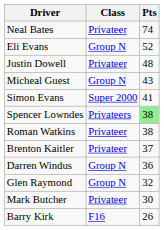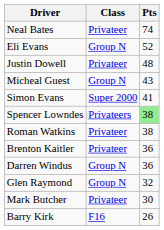(148, 149) 37 -> (148, 149) 36
